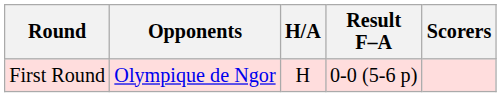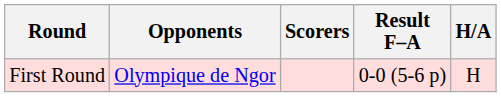columns swapped: (303, 31) <-> (459, 31)
